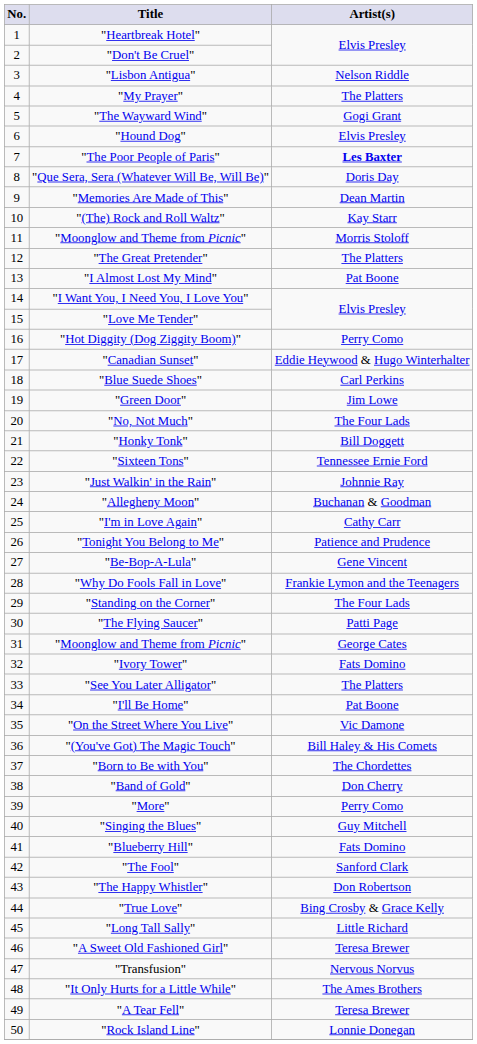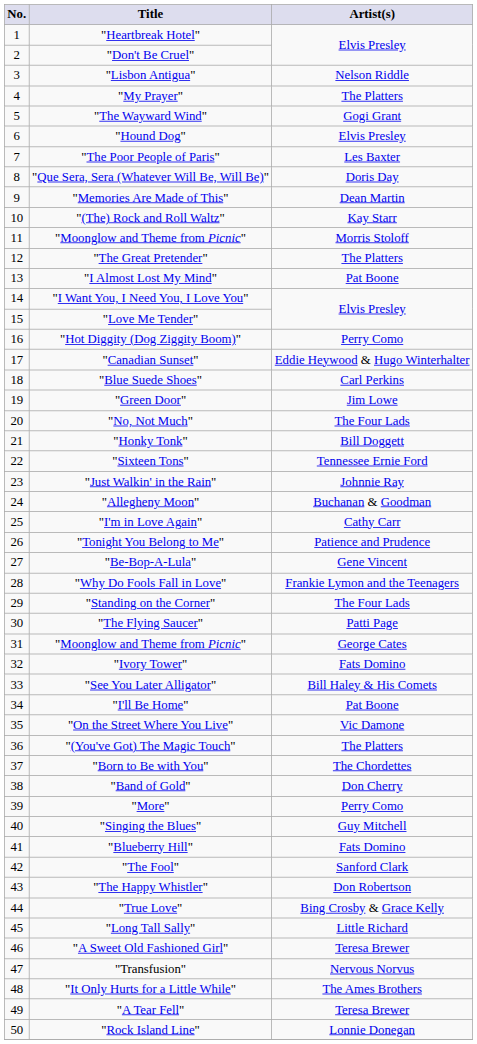(372, 156) bold -> (372, 156) normal
(372, 684) The Platters -> (372, 684) Bill Haley & His Comets
(372, 745) Bill Haley & His Comets -> (372, 745) The Platters
